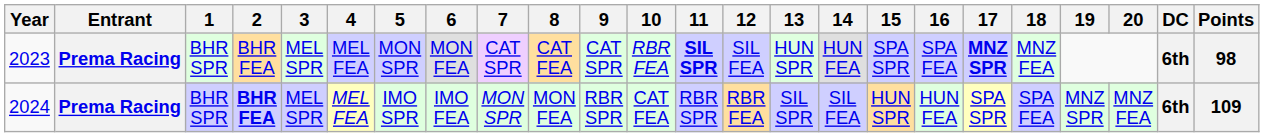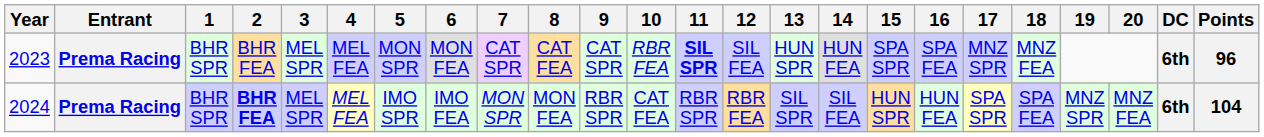(988, 58) bold -> (988, 58) normal
(1226, 58) 98 -> (1226, 58) 96
(1226, 107) 109 -> (1226, 107) 104
